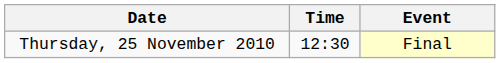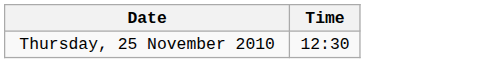- column: (427, 18)
